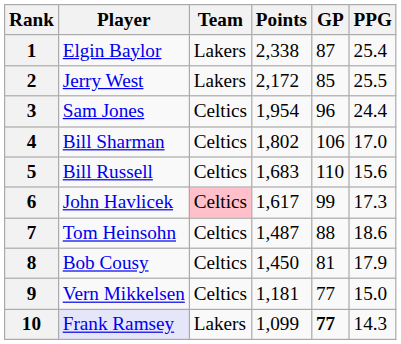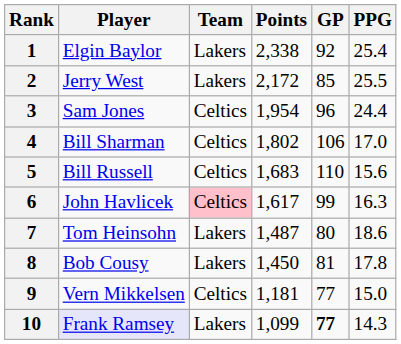(326, 50) 87 -> (326, 50) 92
(370, 202) 17.3 -> (370, 202) 16.3
(220, 232) Celtics -> (220, 232) Lakers
(326, 232) 88 -> (326, 232) 80
(220, 263) Celtics -> (220, 263) Lakers
(370, 263) 17.9 -> (370, 263) 17.8
